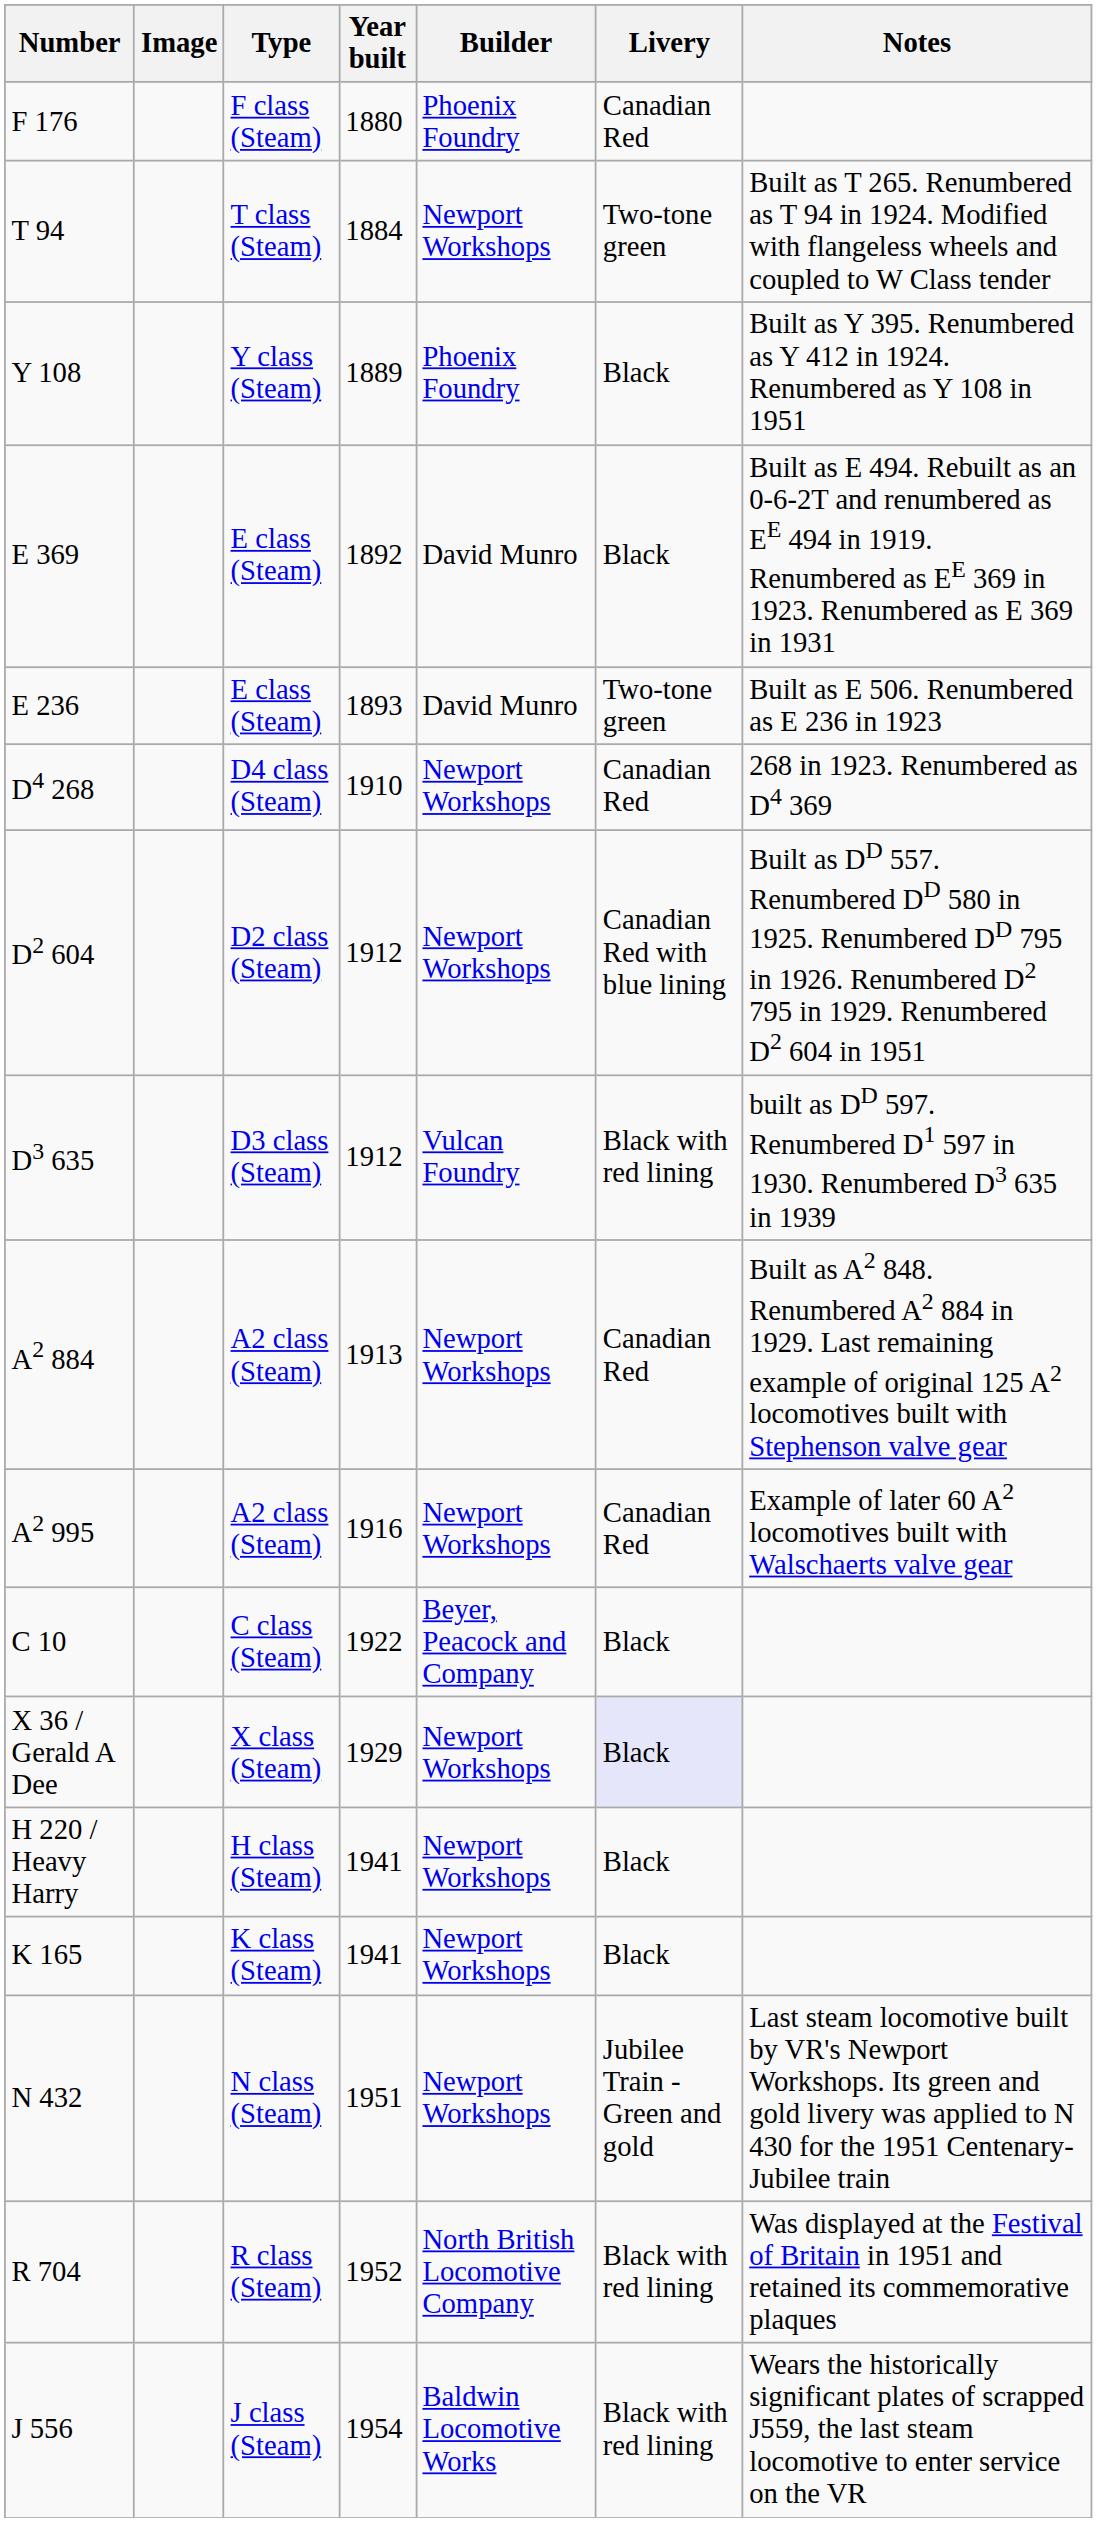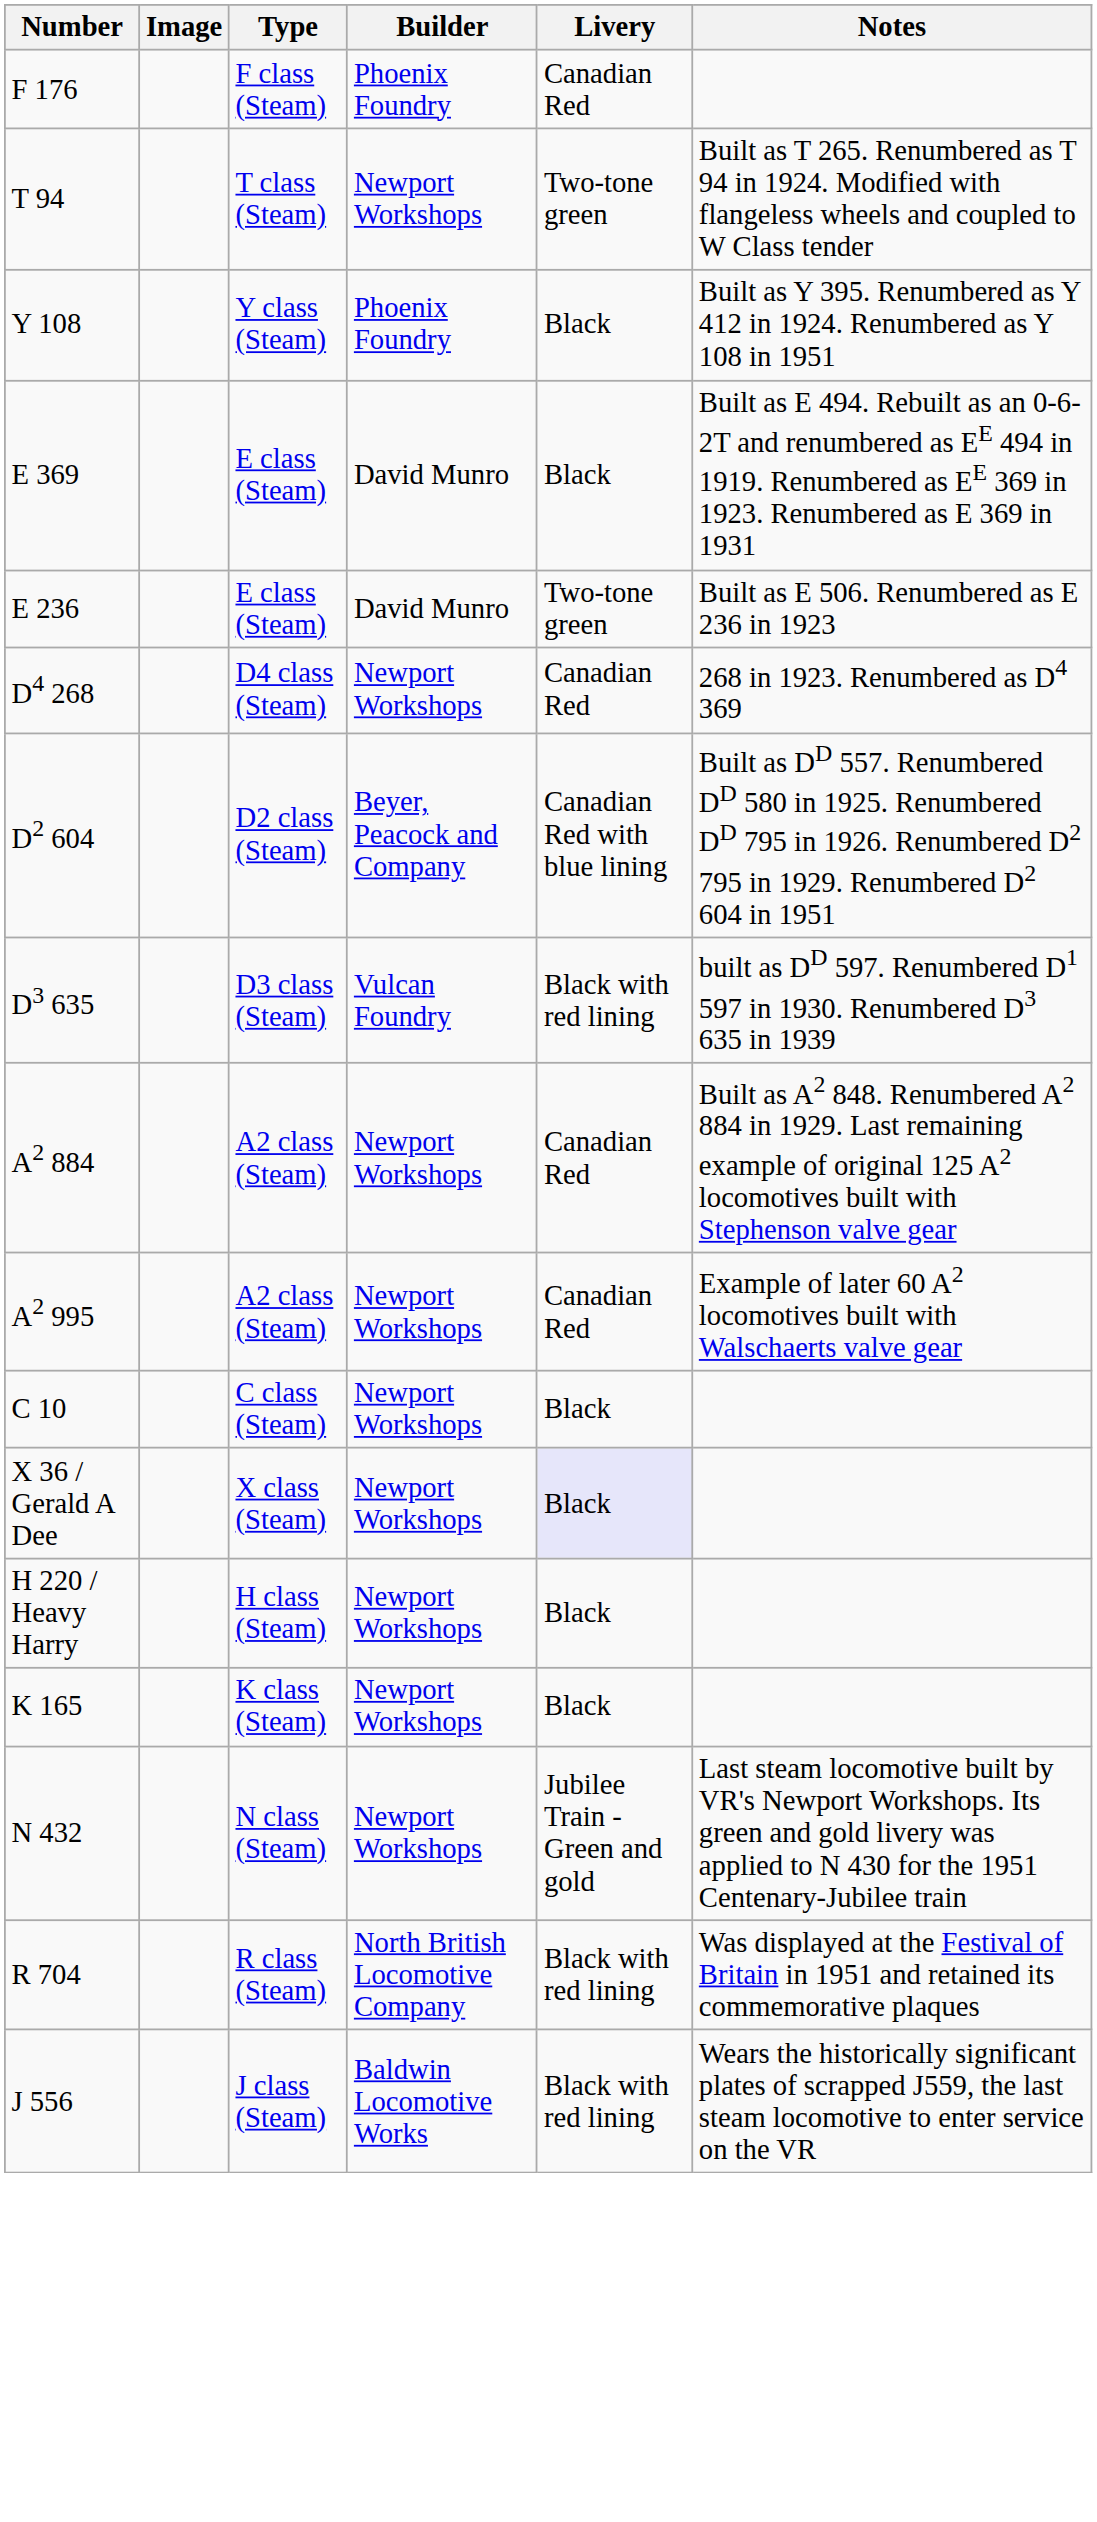- column: (377, 43)
(487, 951) Newport Workshops -> (426, 834) Beyer, Peacock and Company
(494, 1641) Beyer, Peacock and Company -> (418, 1409) Newport Workshops
